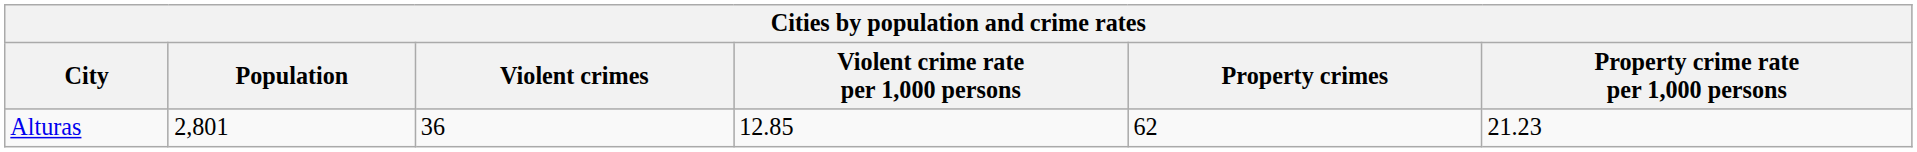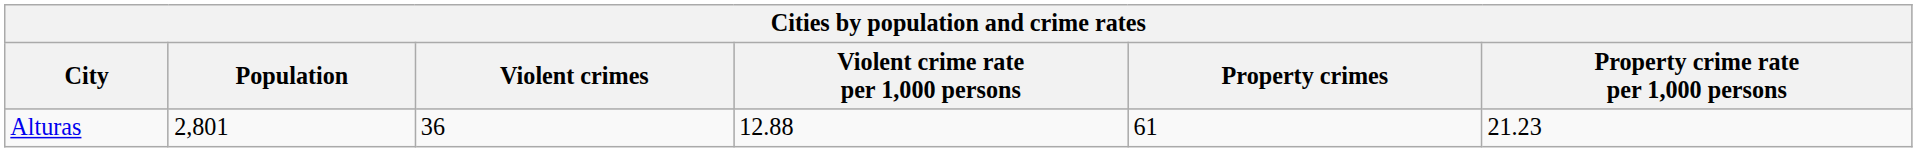(766, 127) 12.85 -> (766, 127) 12.88
(1146, 127) 62 -> (1146, 127) 61
